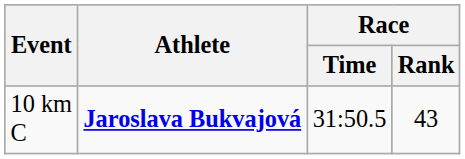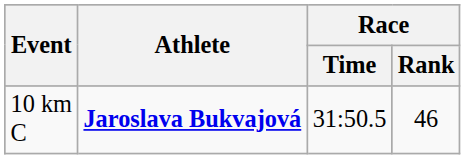(426, 119) 43 -> (426, 119) 46
